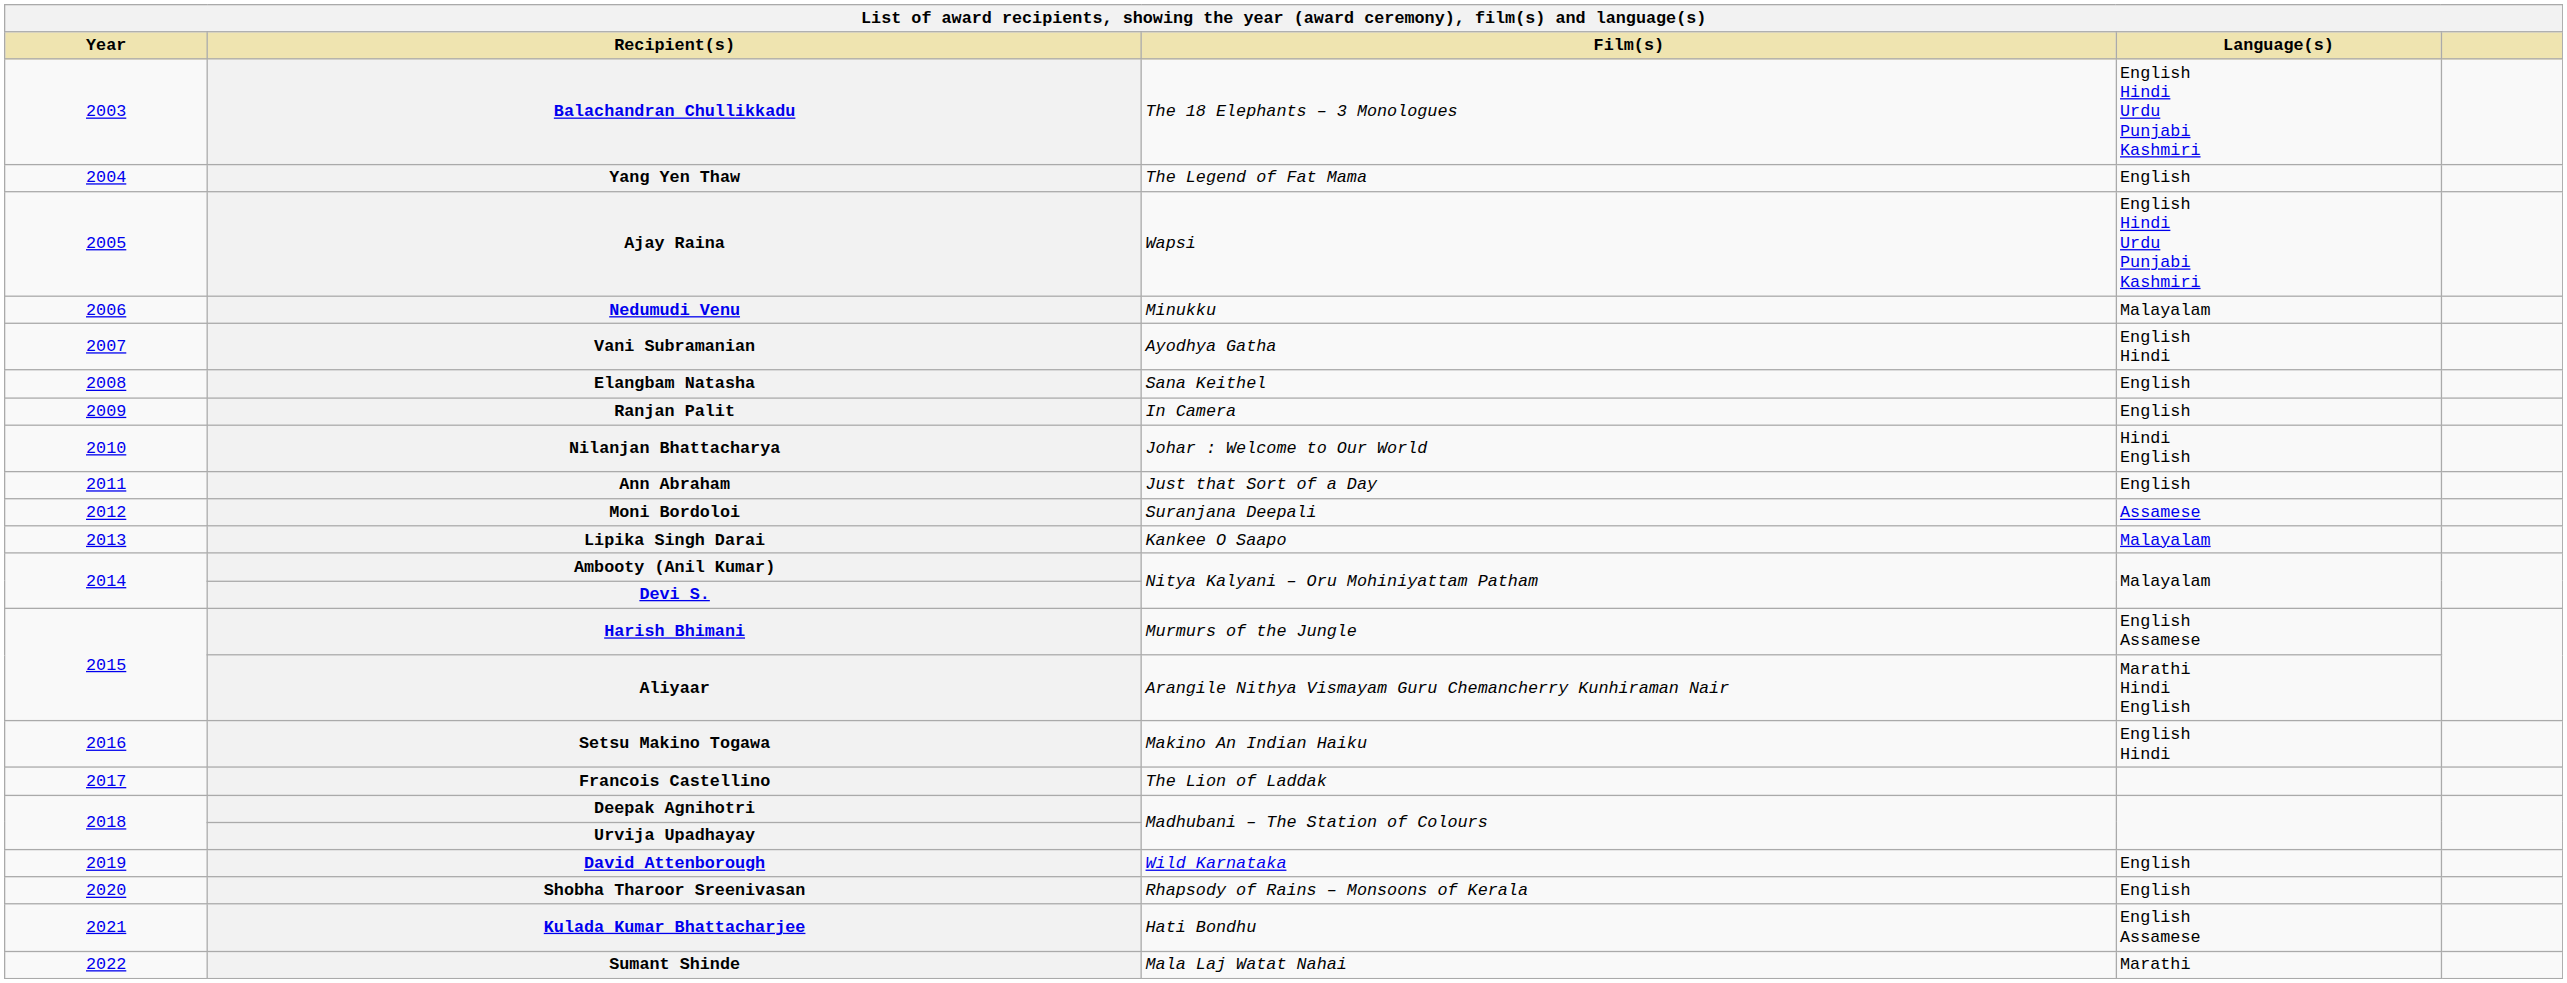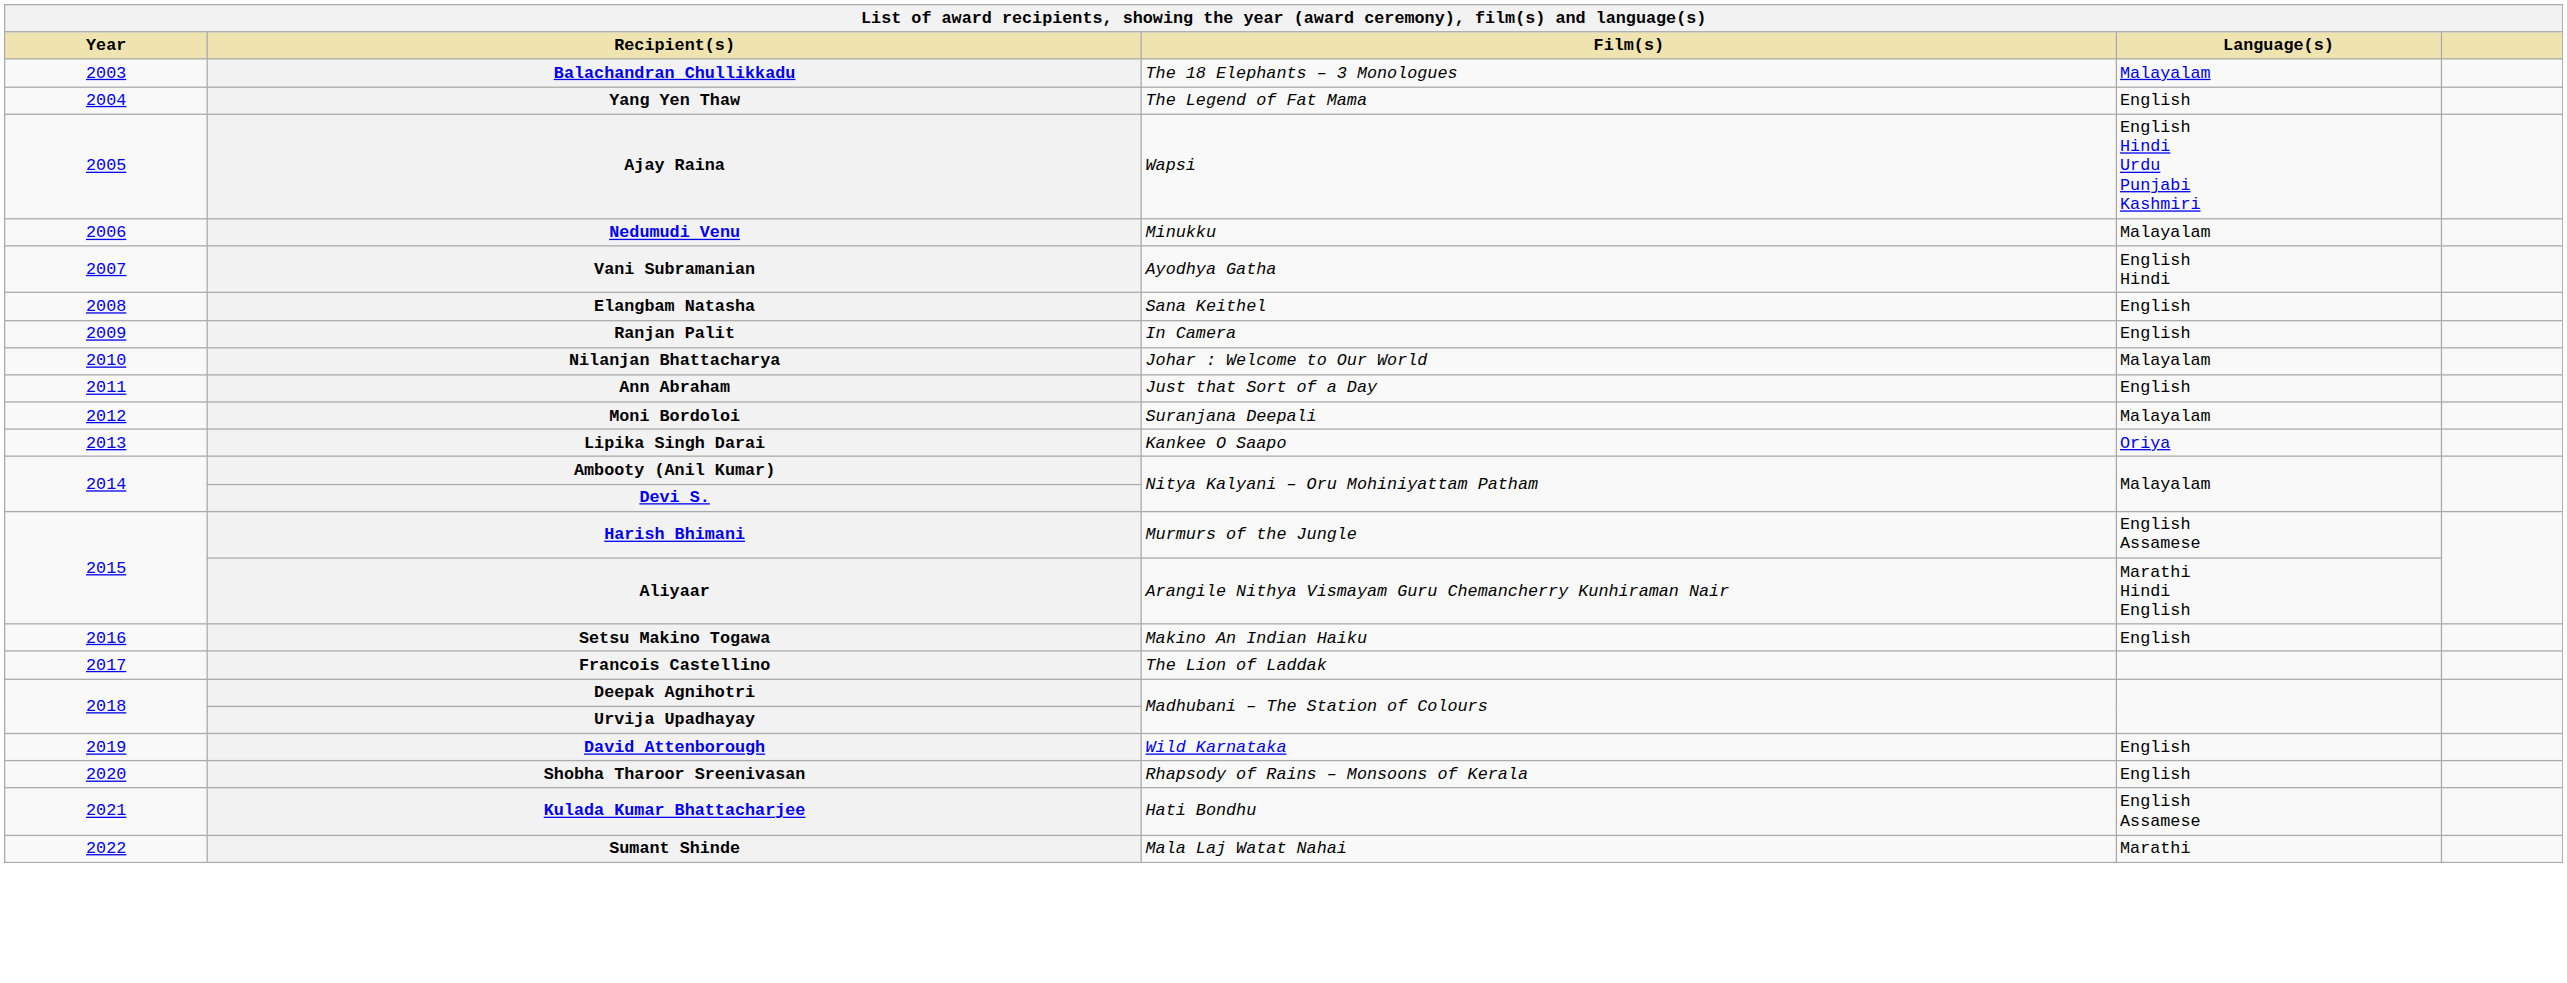(2160, 112) English Hindi Urdu Punjabi Kashmiri -> (2165, 73) Malayalam
(2155, 448) Hindi English -> (2165, 361) Malayalam
(2160, 512) Assamese -> (2165, 416) Malayalam
(2165, 540) Malayalam -> (2145, 443) Oriya
(2155, 744) English Hindi -> (2155, 638) English
